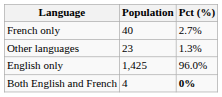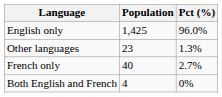rows swapped: (35, 65) <-> (33, 30)
(187, 83) bold -> (186, 83) normal
